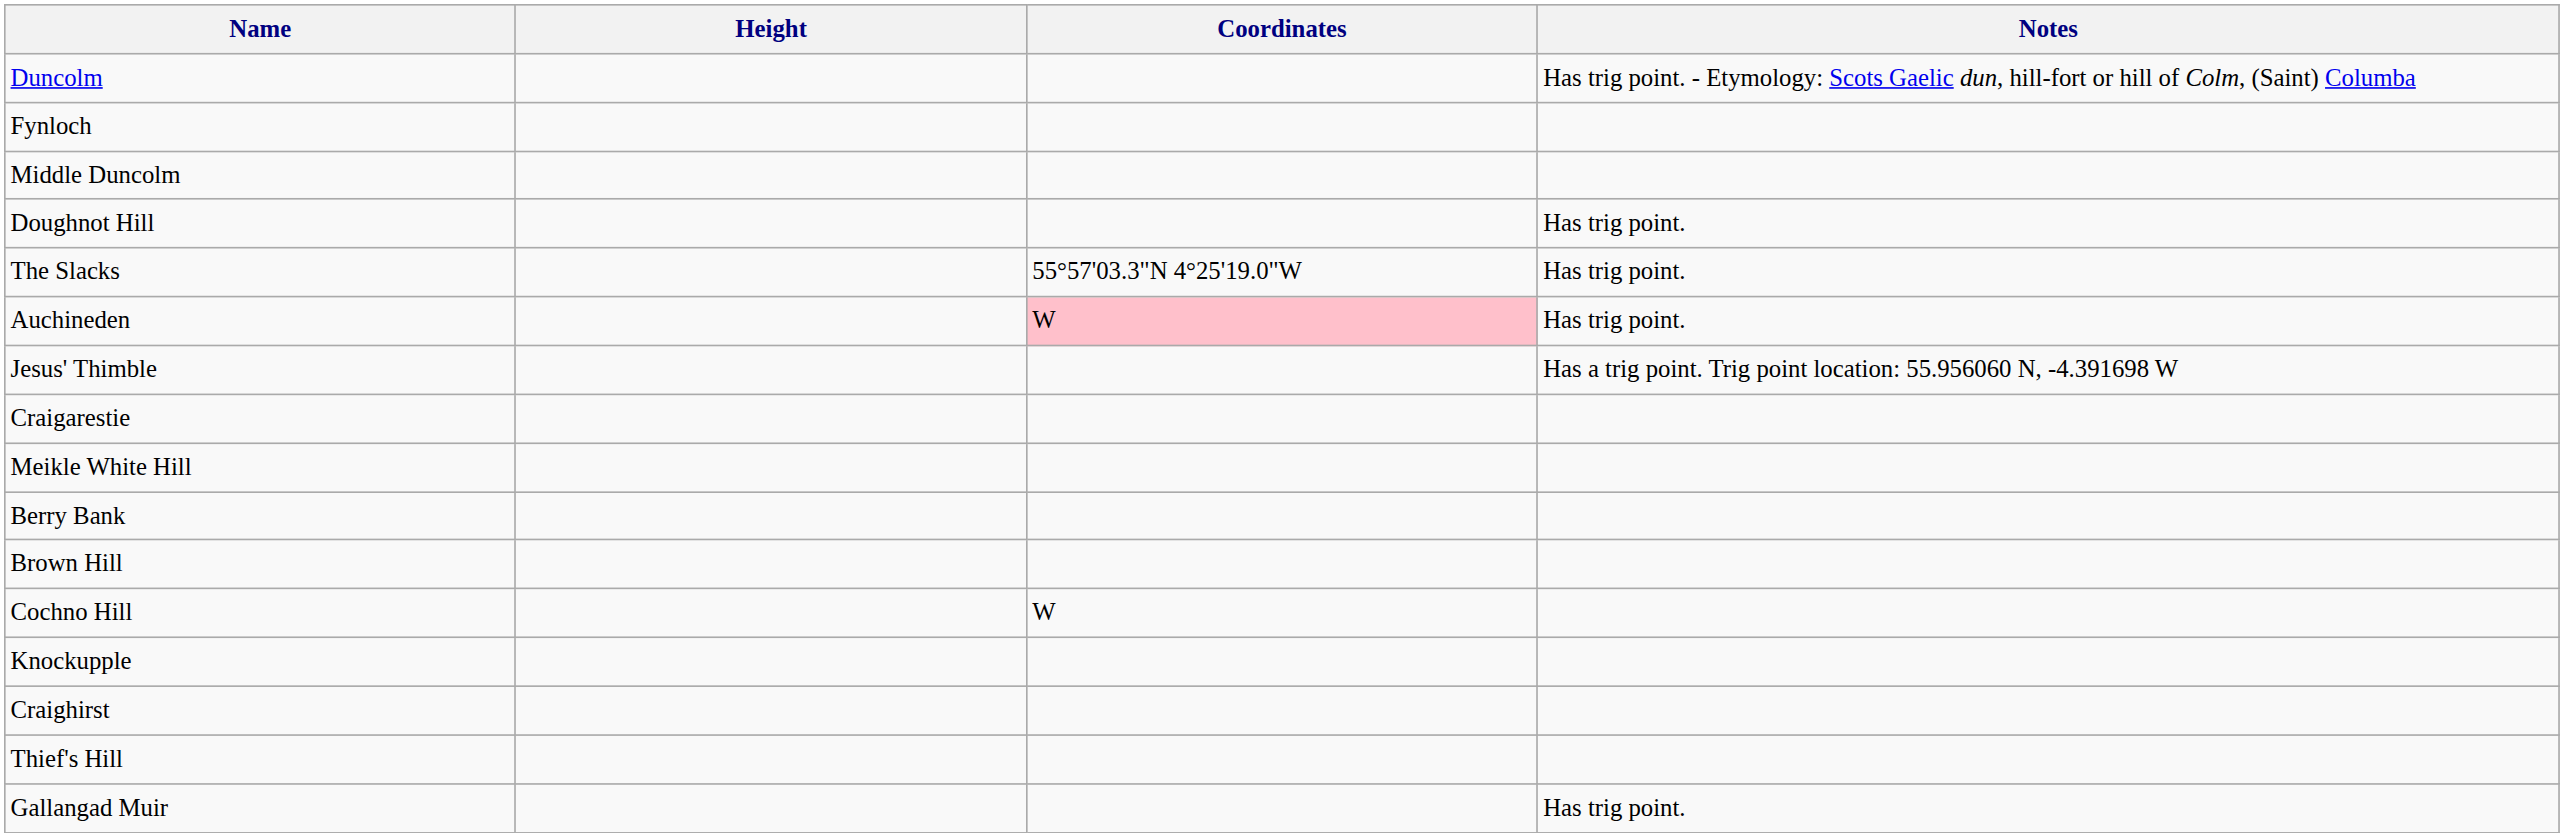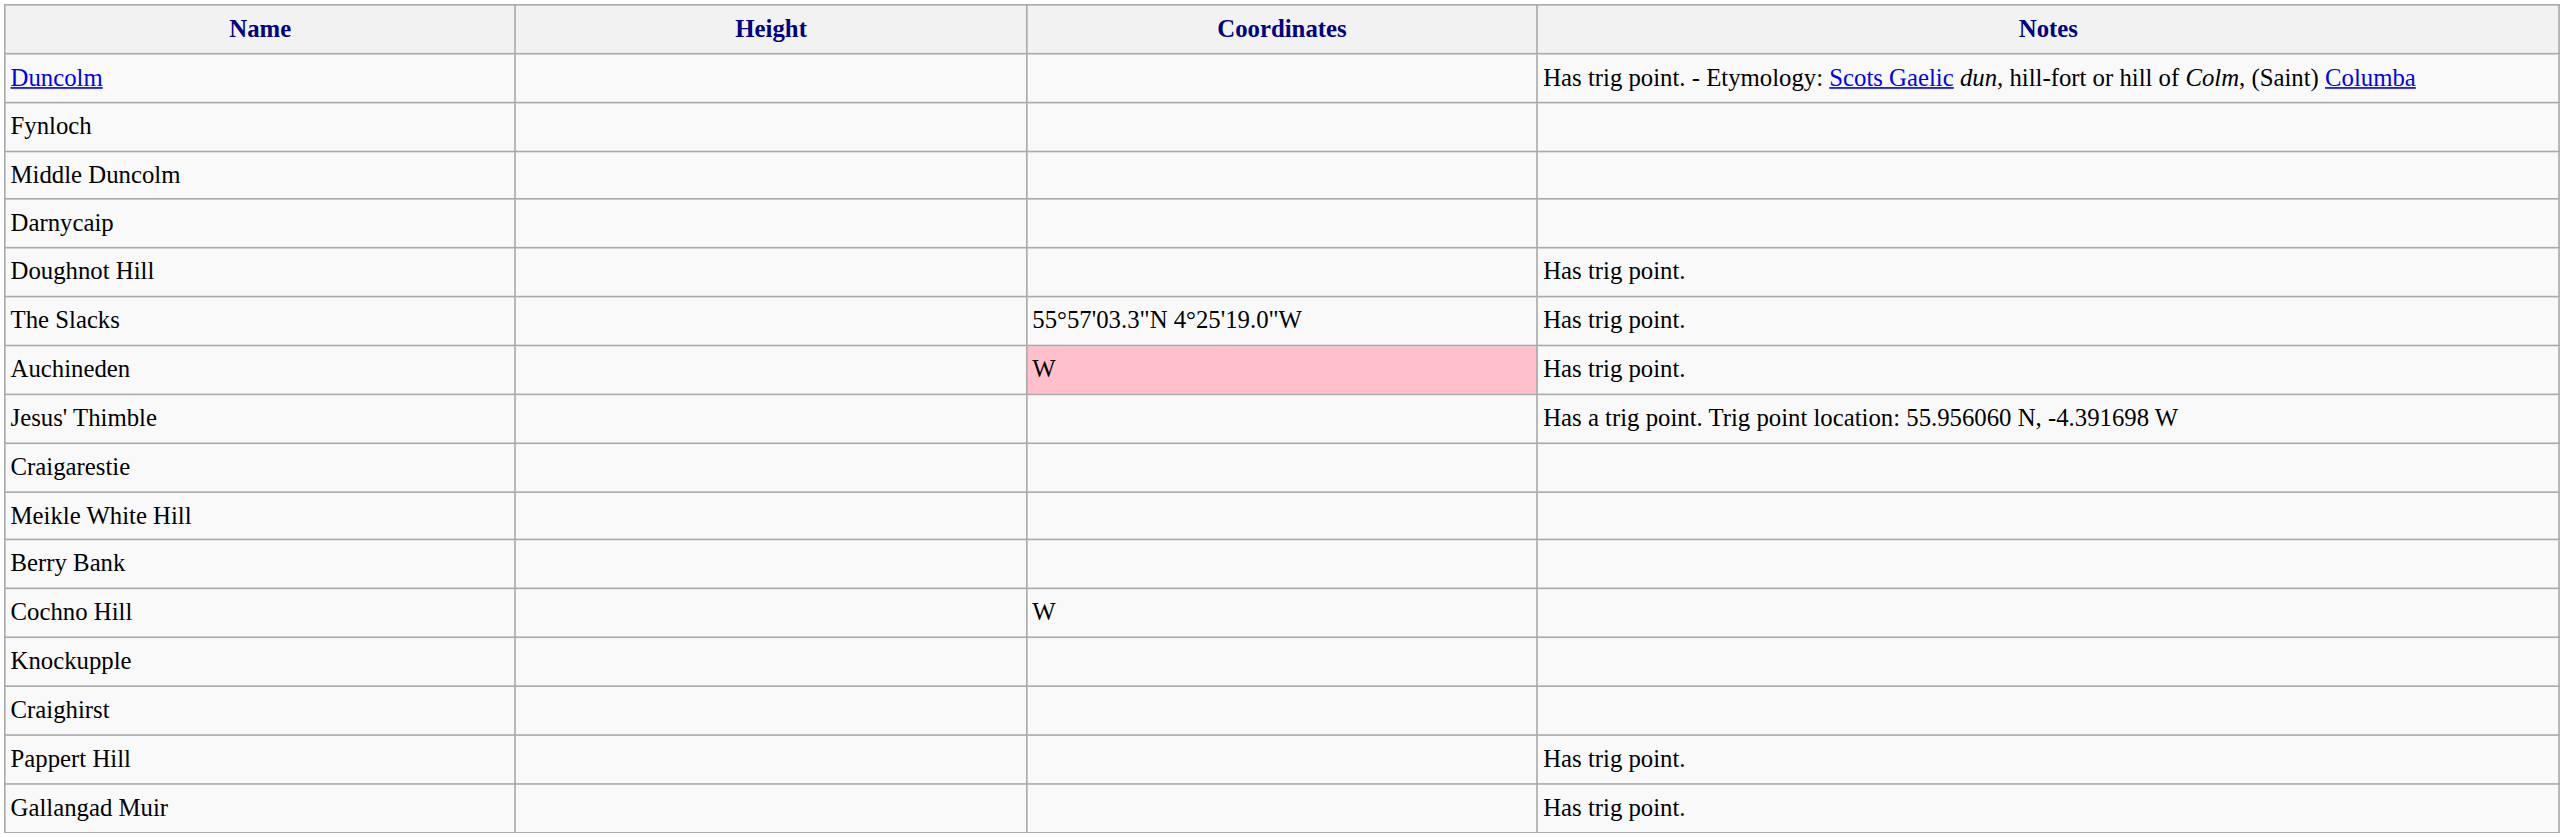+ row: (62, 223)
- row: (67, 563)
- row: (67, 758)
+ row: (71, 758)
